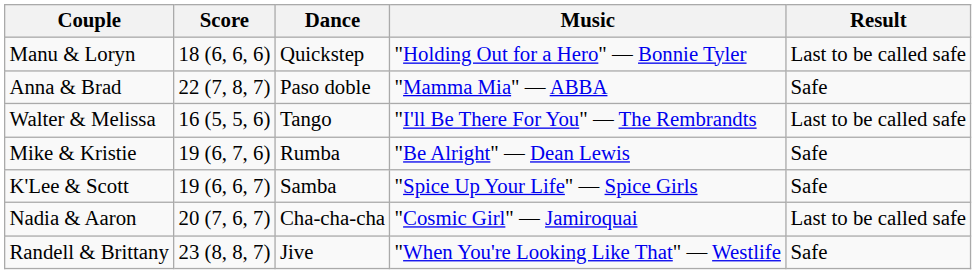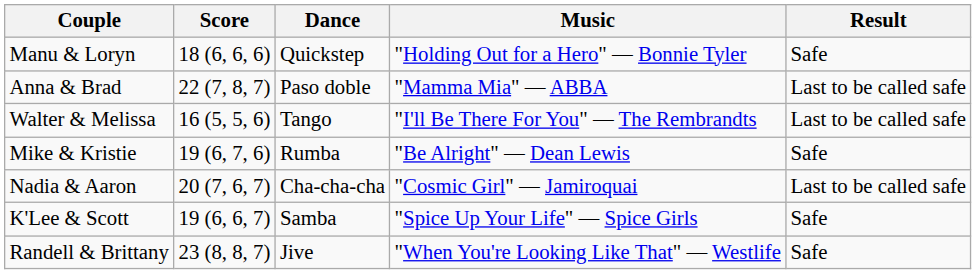(878, 53) Last to be called safe -> (809, 53) Safe
(809, 86) Safe -> (878, 86) Last to be called safe
rows swapped: (69, 185) <-> (73, 218)
